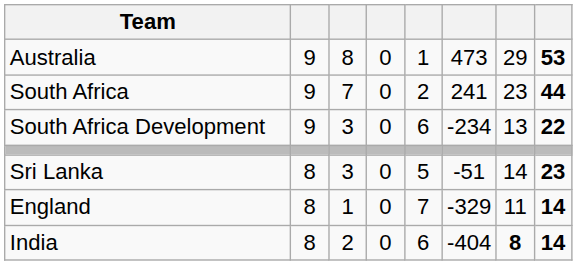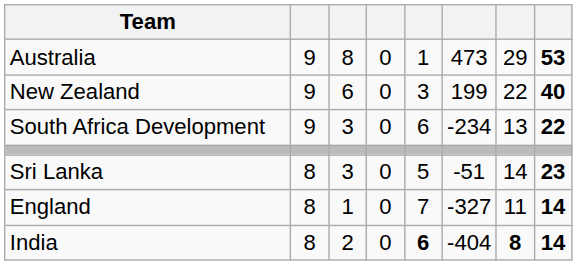- row: (69, 92)
+ row: (75, 92)
(469, 207) -329 -> (469, 207) -327
(423, 242) normal -> (423, 242) bold
